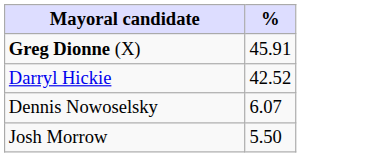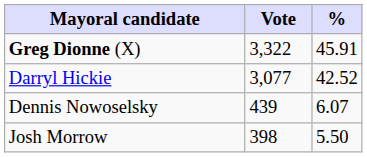+ column: (278, 19)
